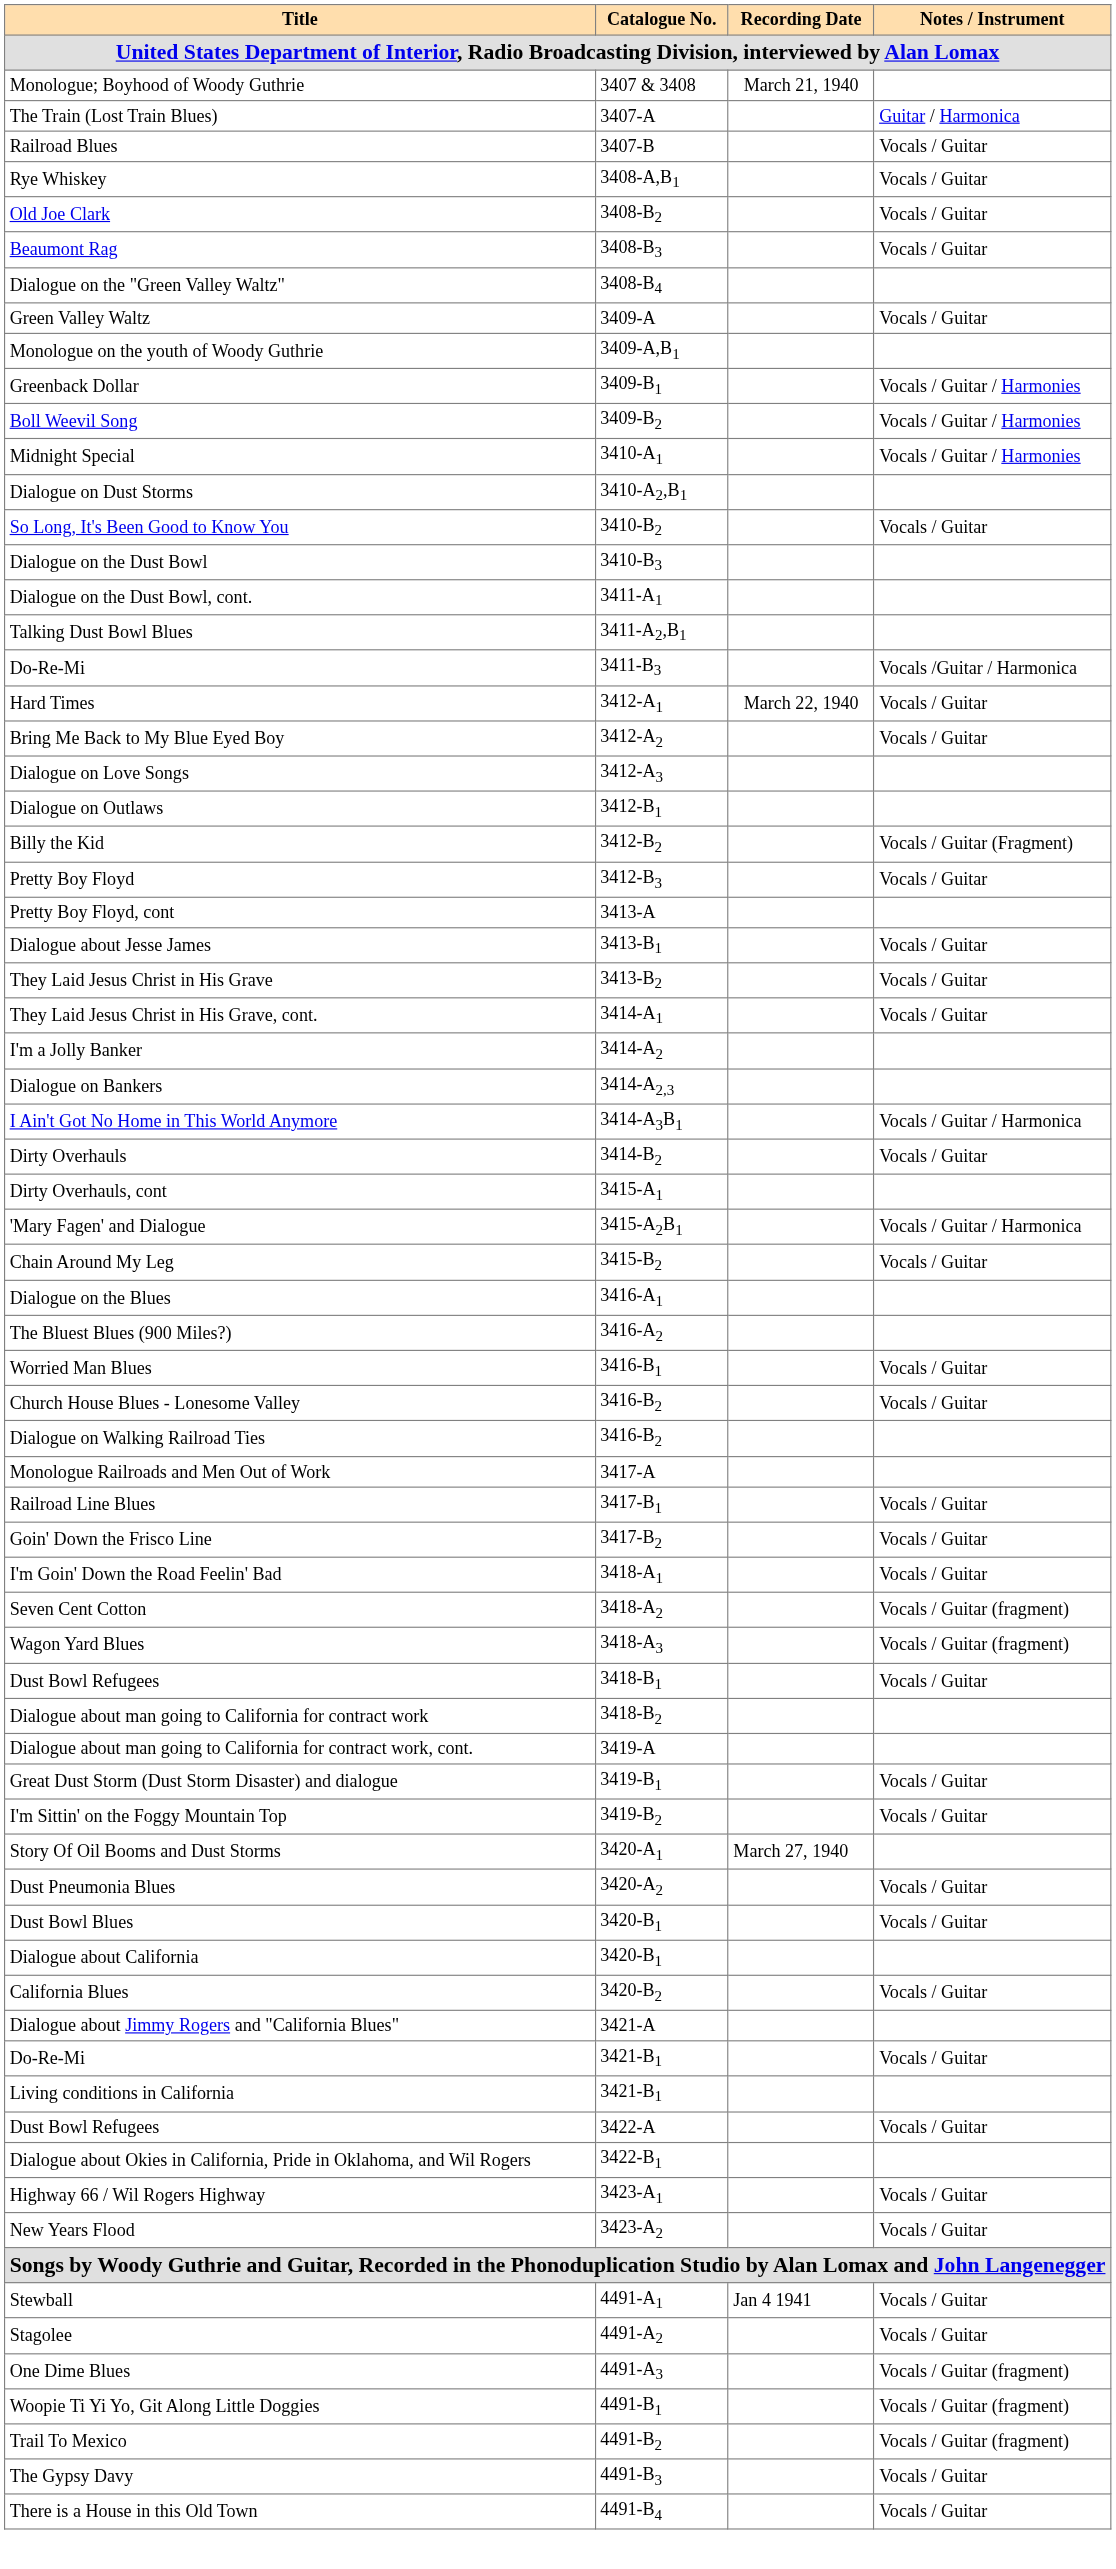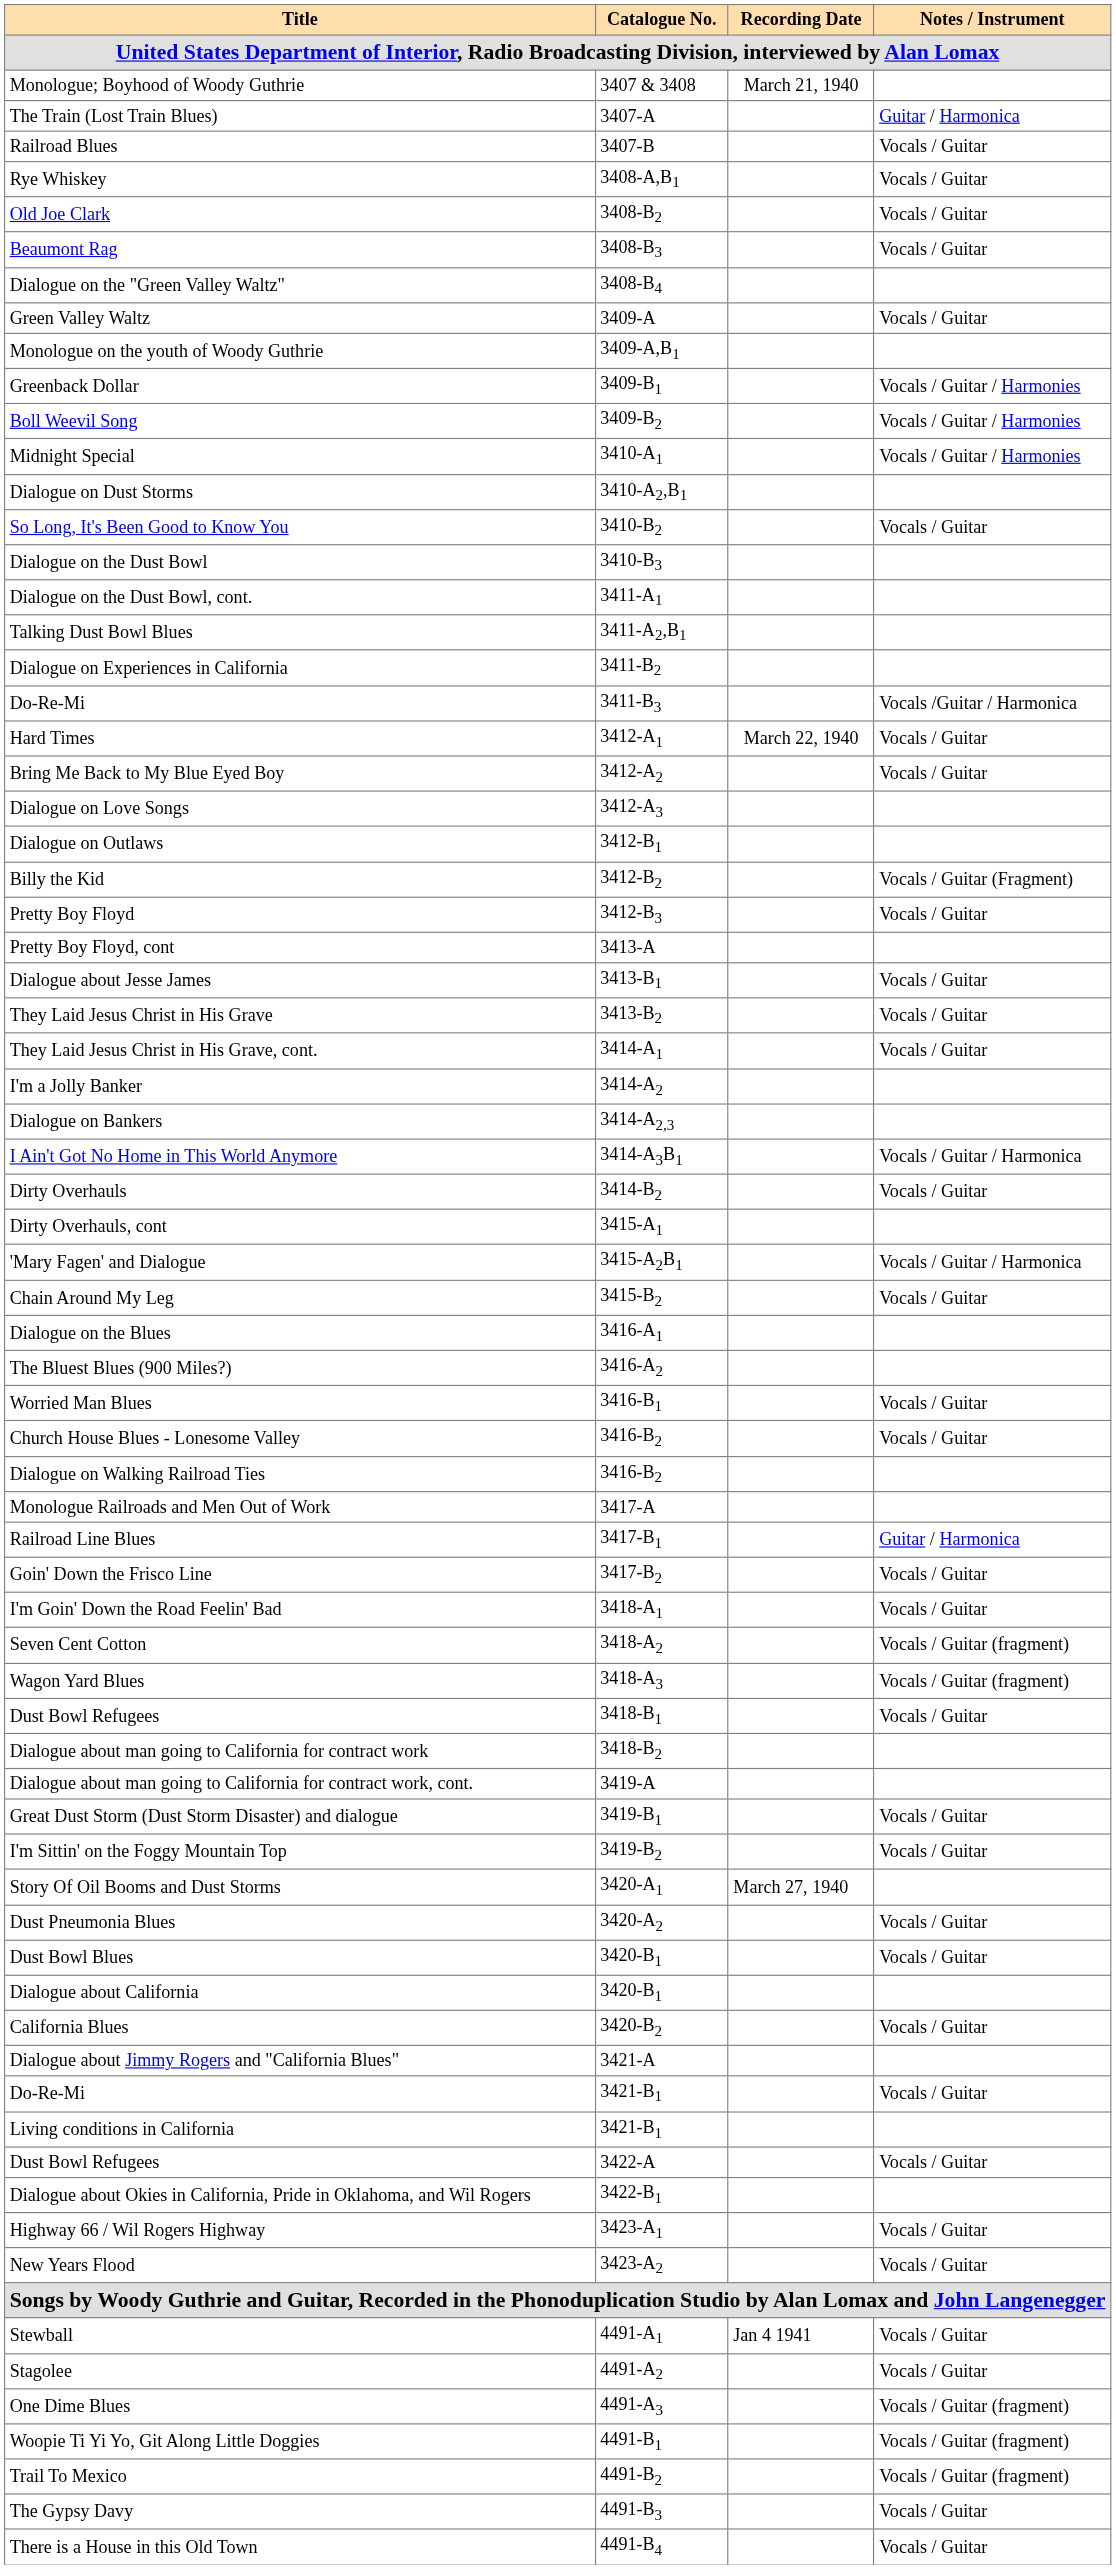+ row: (149, 667)
(933, 1504) Vocals / Guitar -> (949, 1539) Guitar / Harmonica
